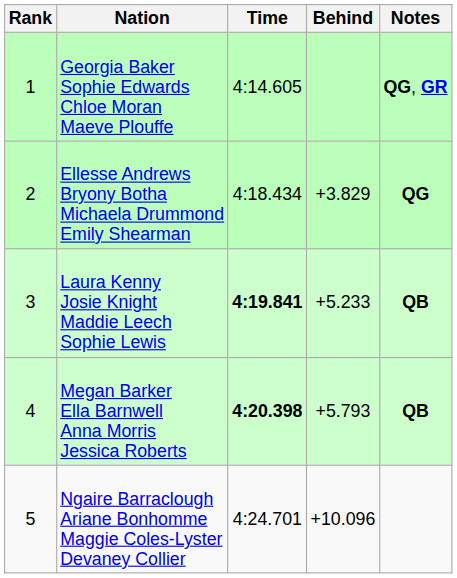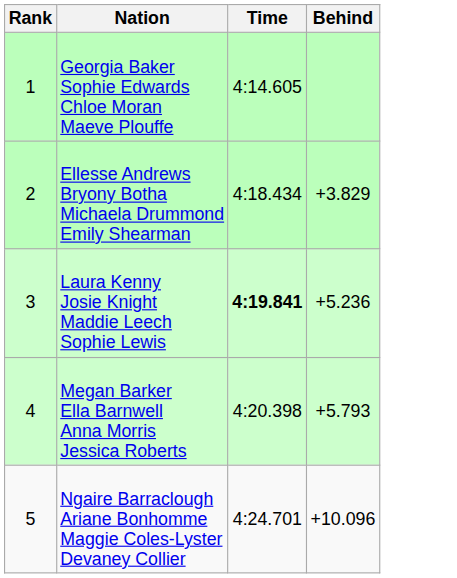- column: (416, 18)
(343, 302) +5.233 -> (343, 302) +5.236
(267, 410) bold -> (267, 410) normal
